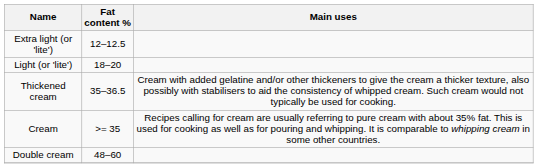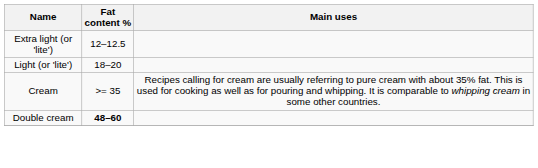- row: (43, 91)
(108, 155) normal -> (108, 118) bold
